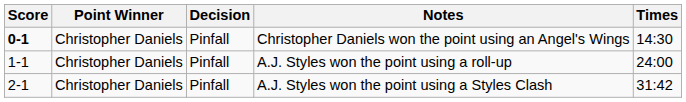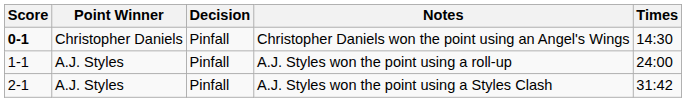(119, 62) Christopher Daniels -> (89, 62) A.J. Styles
(119, 85) Christopher Daniels -> (89, 85) A.J. Styles
